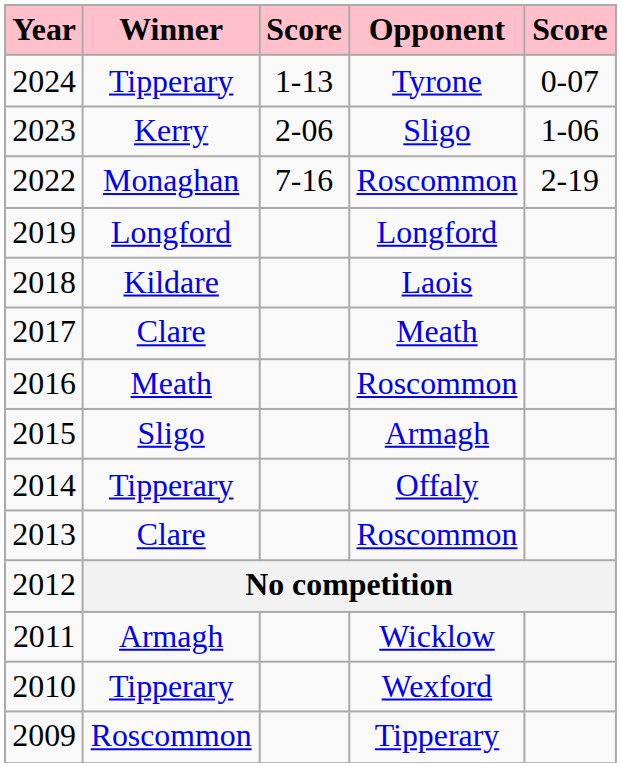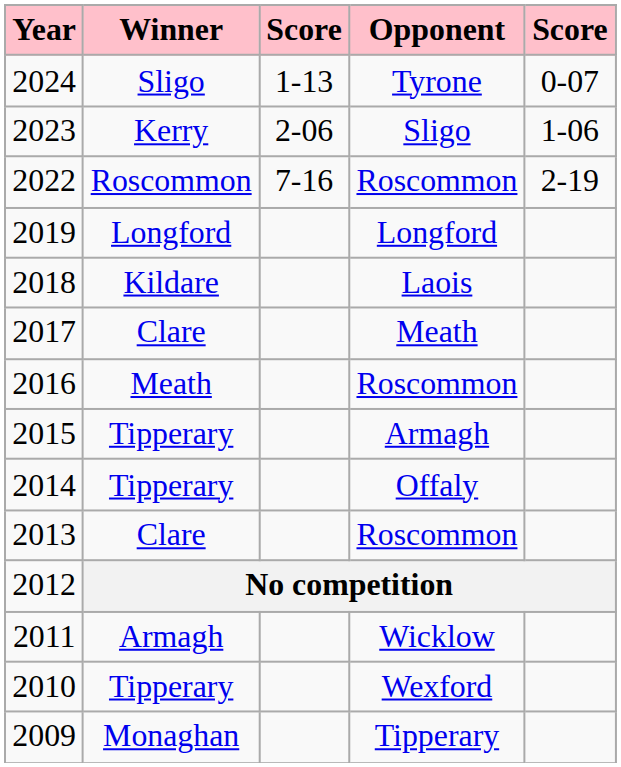(171, 80) Tipperary -> (171, 80) Sligo
(171, 181) Monaghan -> (171, 181) Roscommon
(171, 433) Sligo -> (171, 433) Tipperary
(171, 736) Roscommon -> (171, 736) Monaghan
